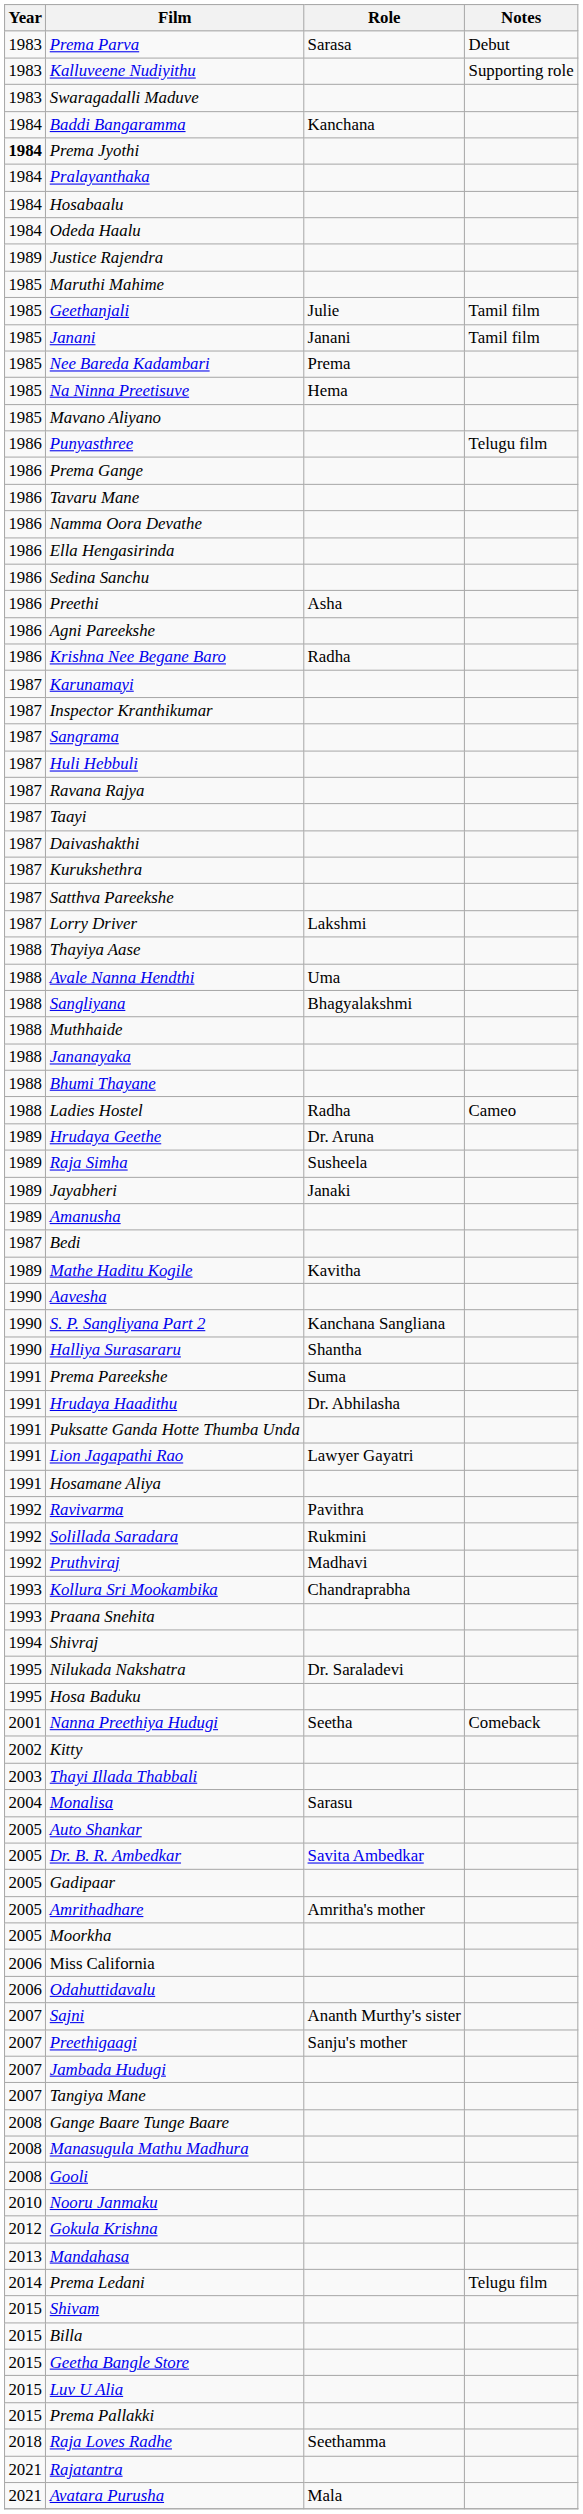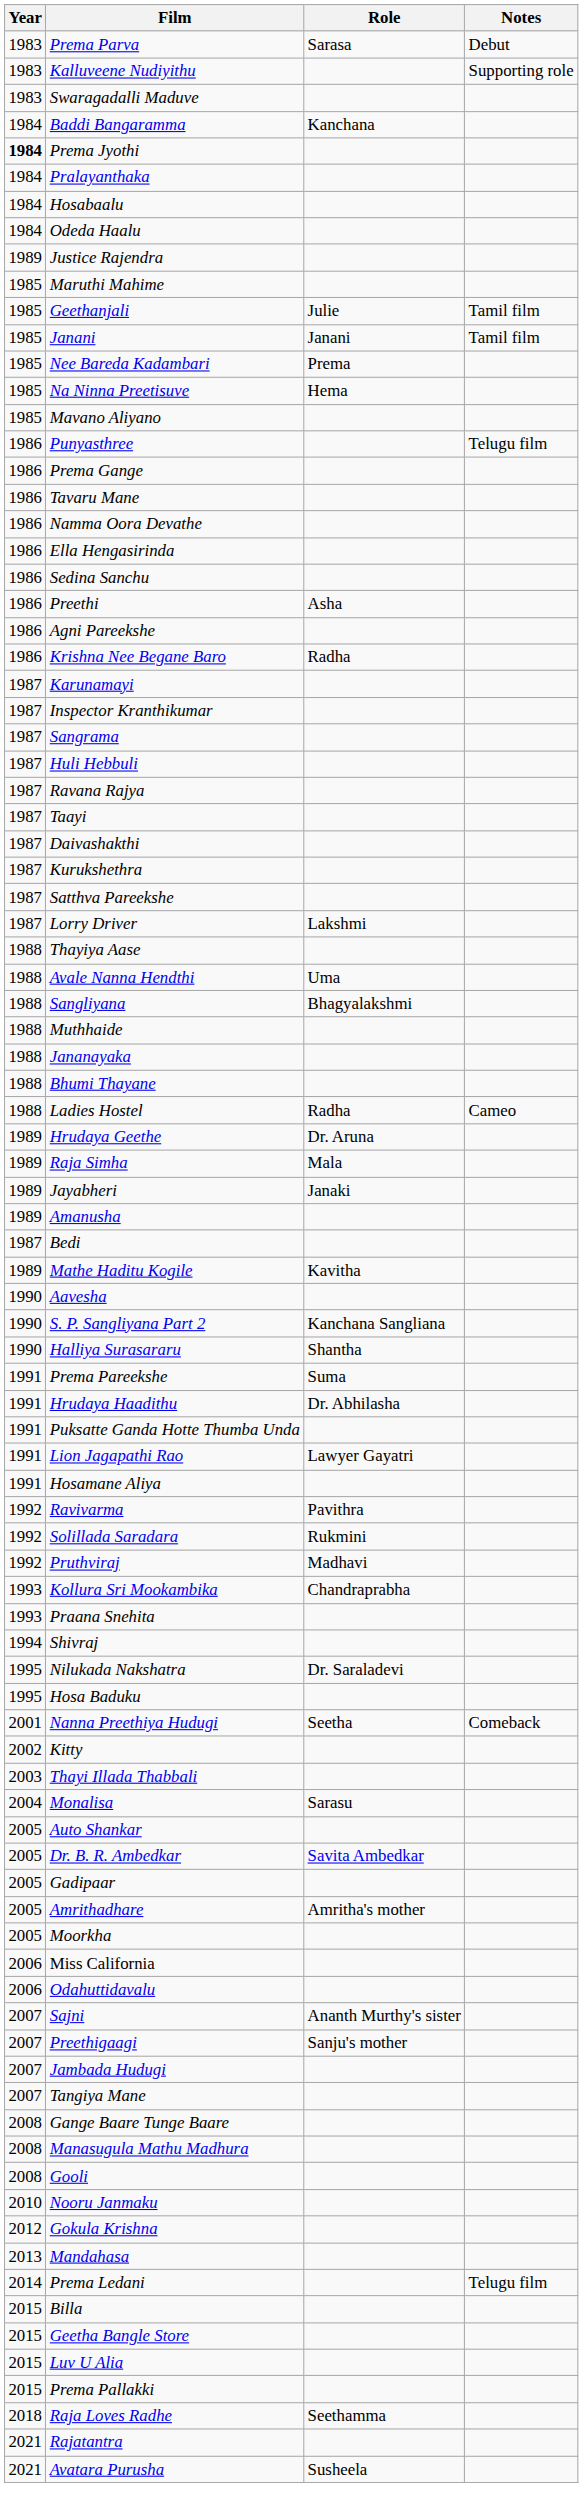(337, 1163) Susheela -> (325, 1163) Mala
- row: (74, 2309)
(325, 2495) Mala -> (337, 2469) Susheela
